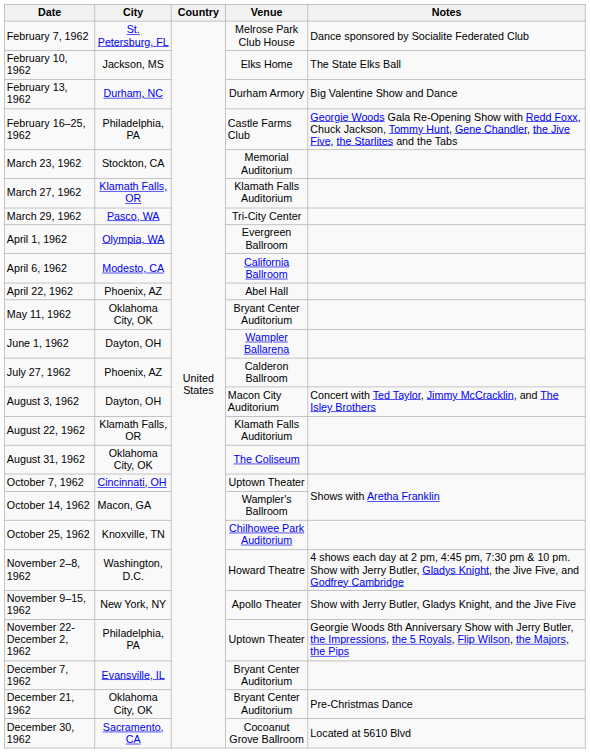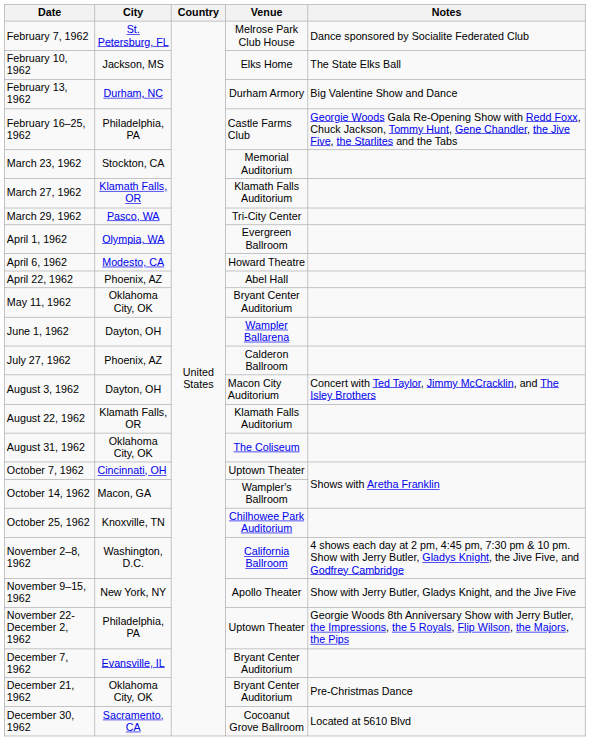(267, 268) California Ballroom -> (267, 262) Howard Theatre
(267, 570) Howard Theatre -> (267, 558) California Ballroom
